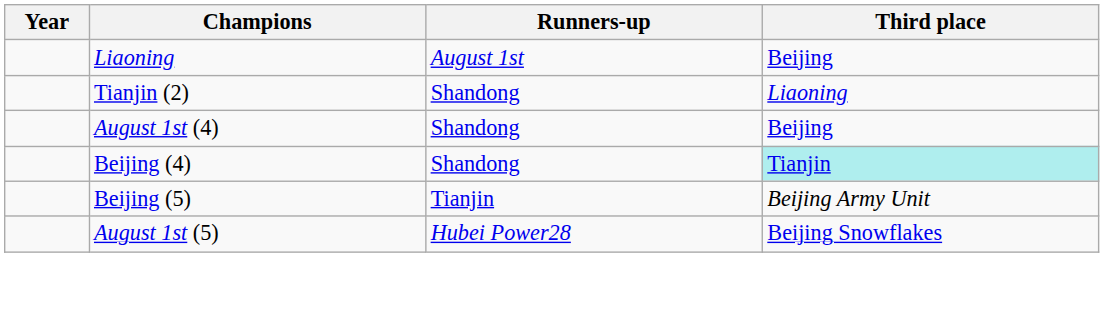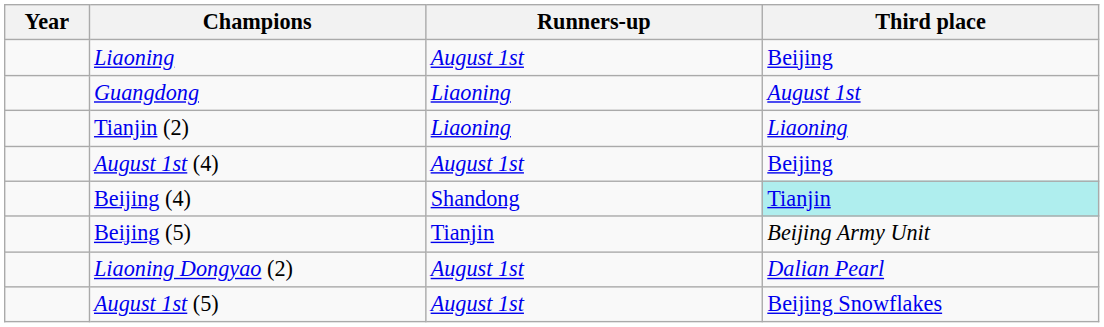+ row: (146, 92)
(475, 92) Shandong -> (471, 127) Liaoning
(475, 127) Shandong -> (477, 163) August 1st
+ row: (193, 269)
(501, 233) Hubei Power28 -> (477, 304) August 1st
